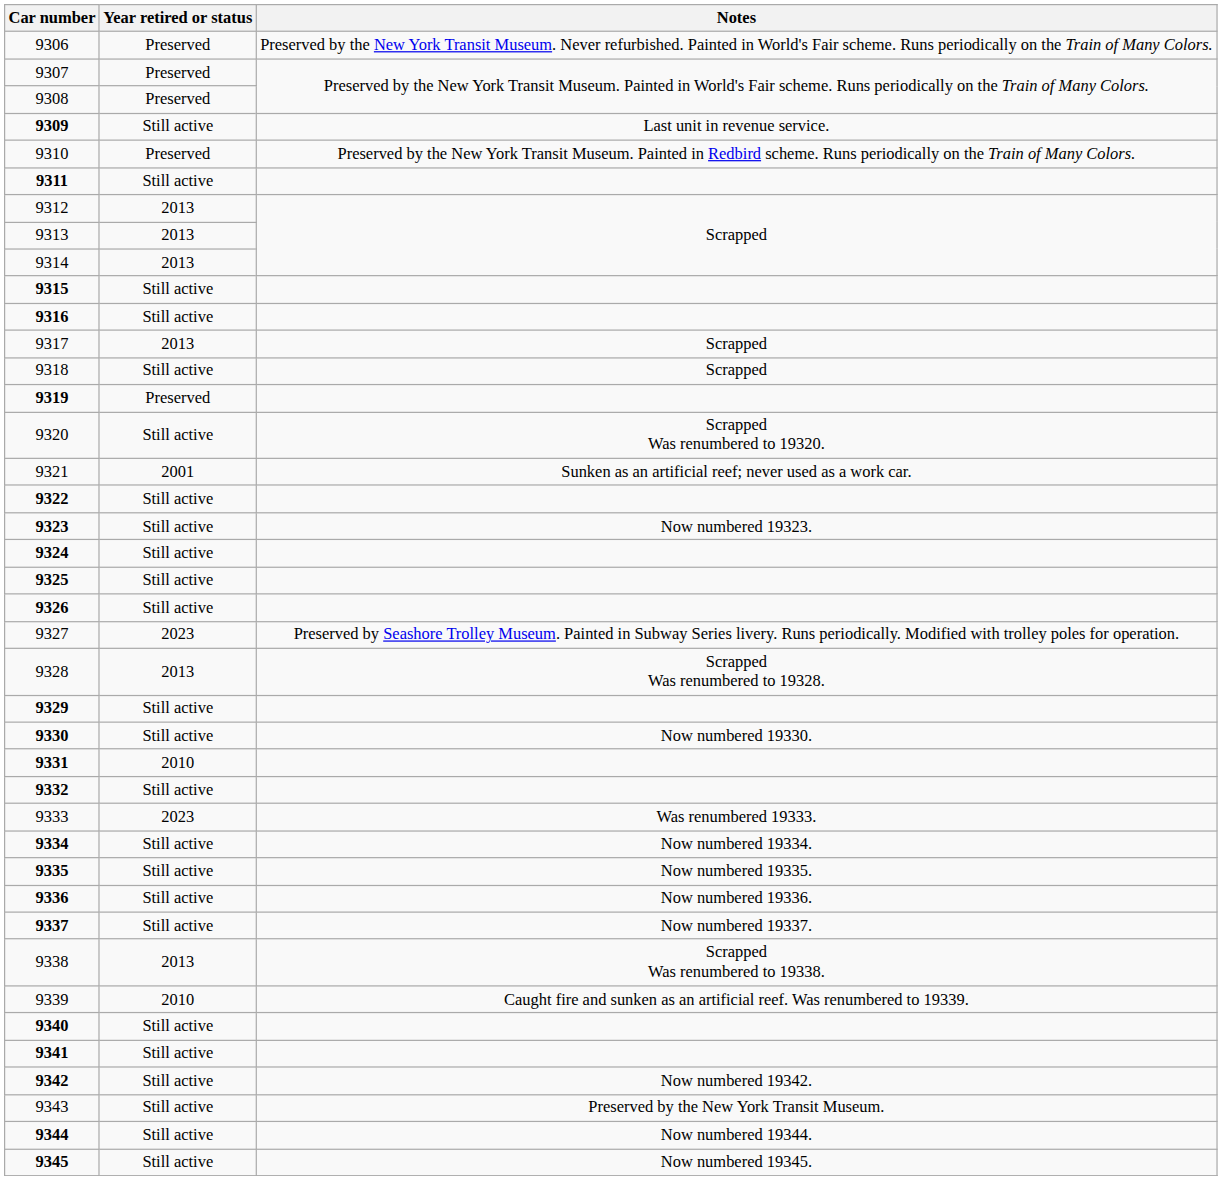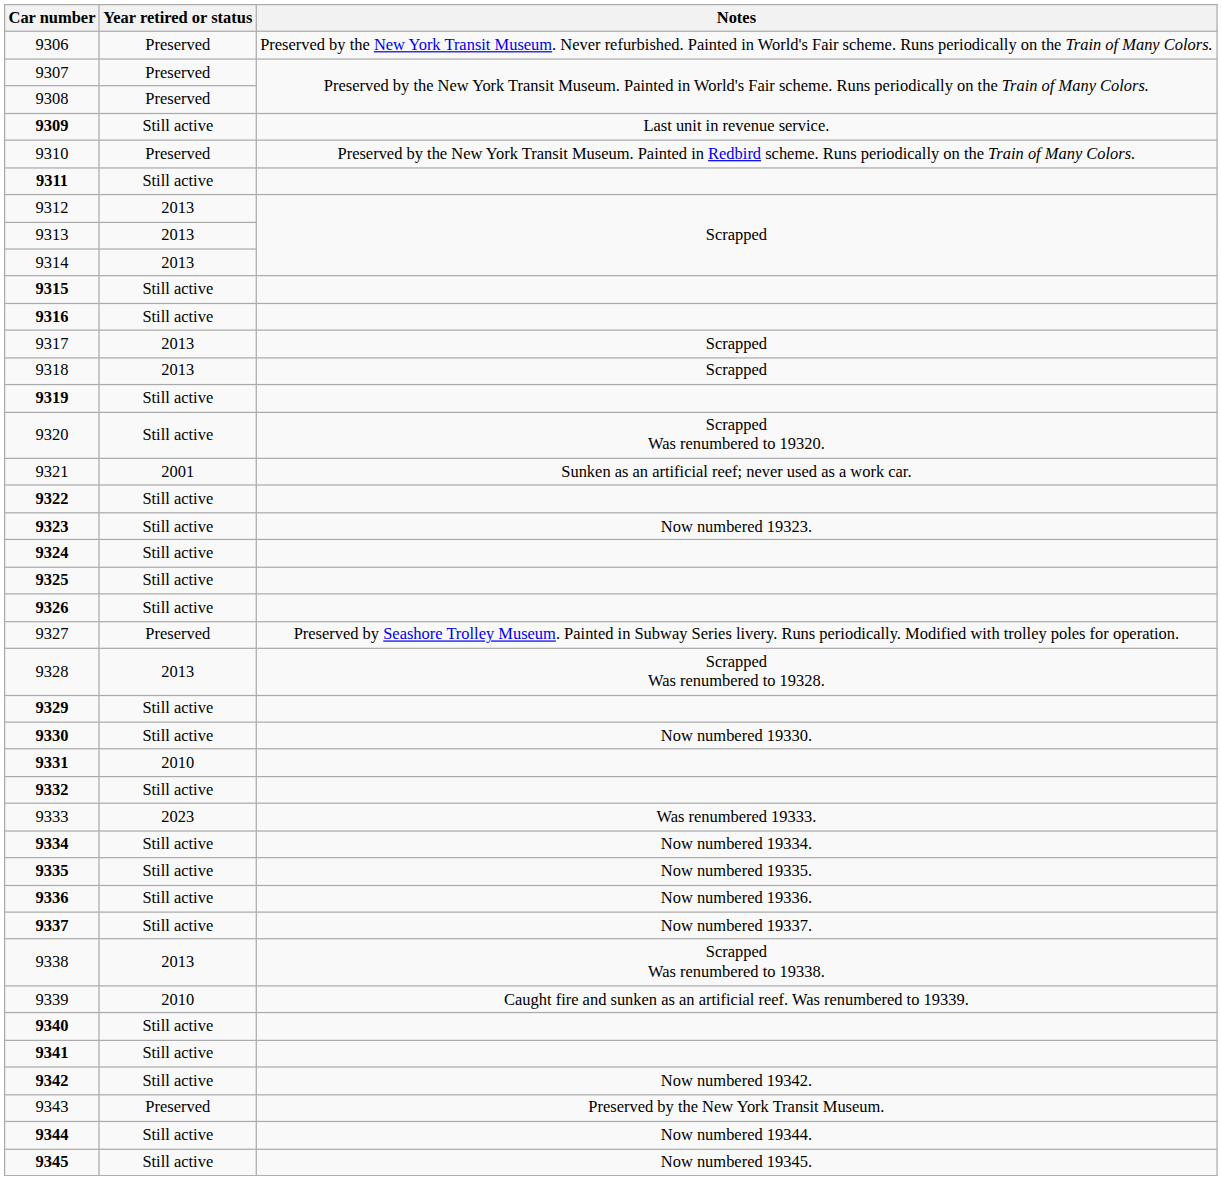(178, 370) Still active -> (178, 370) 2013
(178, 397) Preserved -> (178, 397) Still active
(178, 634) 2023 -> (178, 634) Preserved
(178, 1107) Still active -> (178, 1107) Preserved
